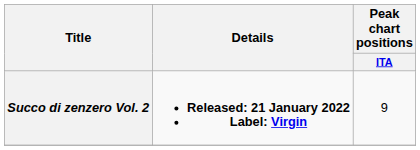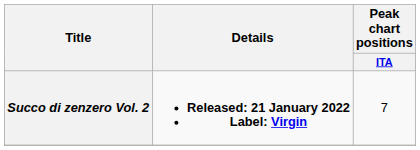(384, 108) 9 -> (384, 108) 7
